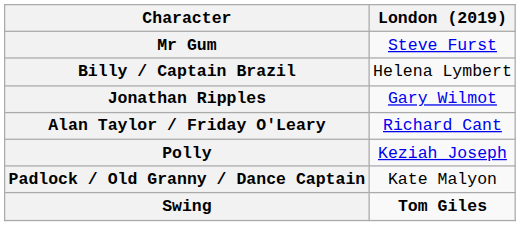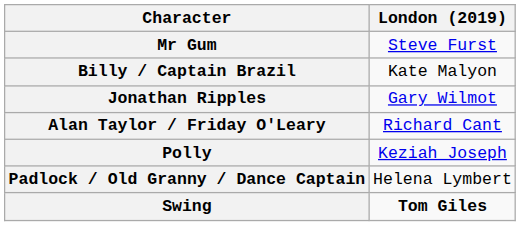(442, 72) Helena Lymbert -> (442, 72) Kate Malyon
(442, 180) Kate Malyon -> (442, 180) Helena Lymbert
